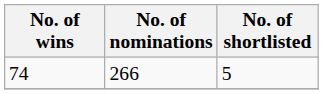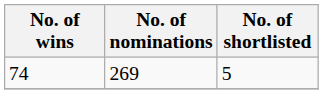(124, 72) 266 -> (124, 72) 269
